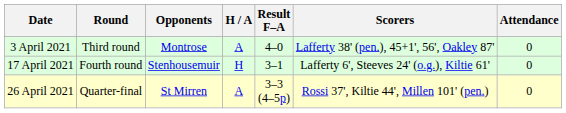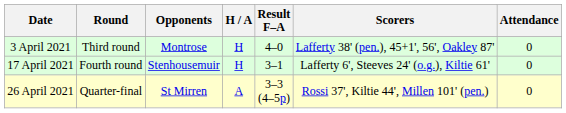(239, 46) A -> (239, 46) H
